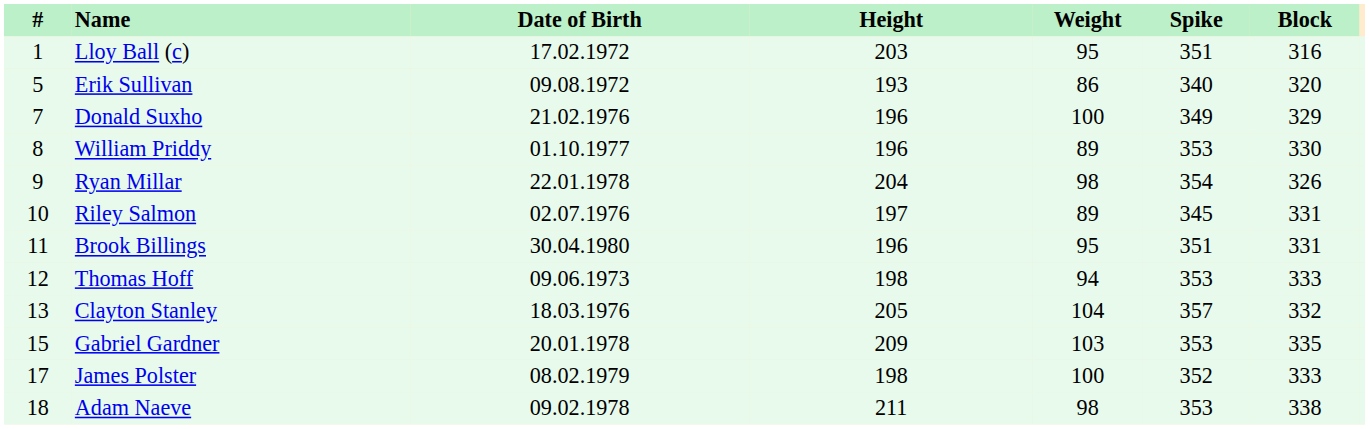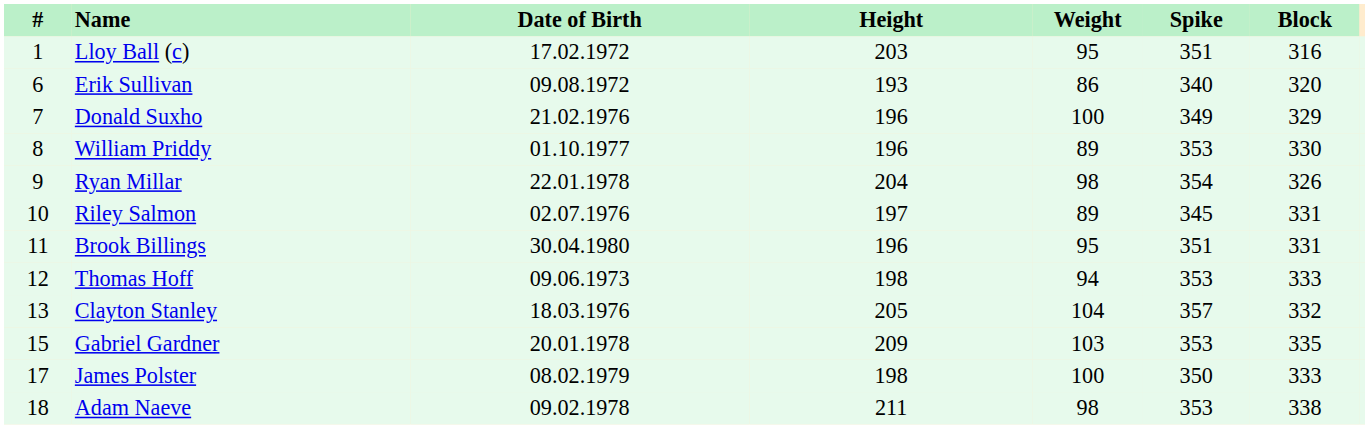(38, 84) 5 -> (38, 84) 6
(1196, 375) 352 -> (1196, 375) 350
